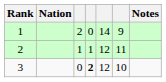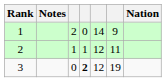columns swapped: (55, 13) <-> (145, 13)
(121, 67) 10 -> (115, 67) 19
